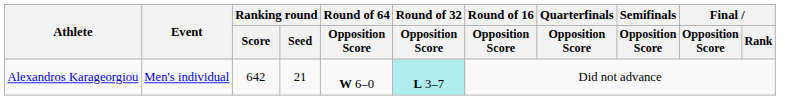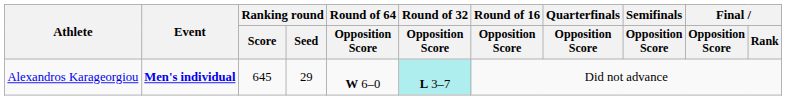(187, 77) normal -> (190, 77) bold
(256, 77) 642 -> (262, 77) 645
(300, 77) 21 -> (306, 77) 29
